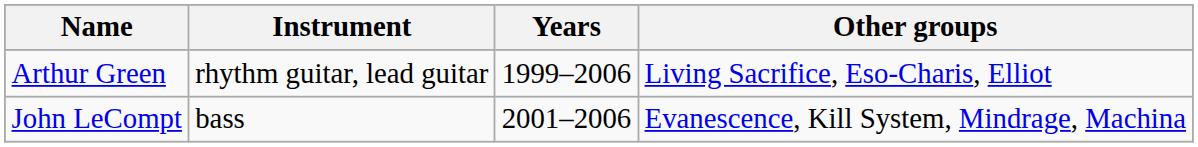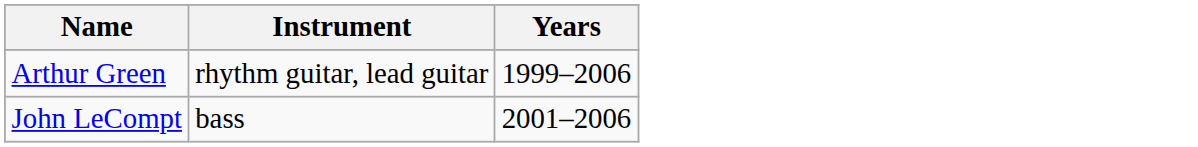- column: (915, 27)
